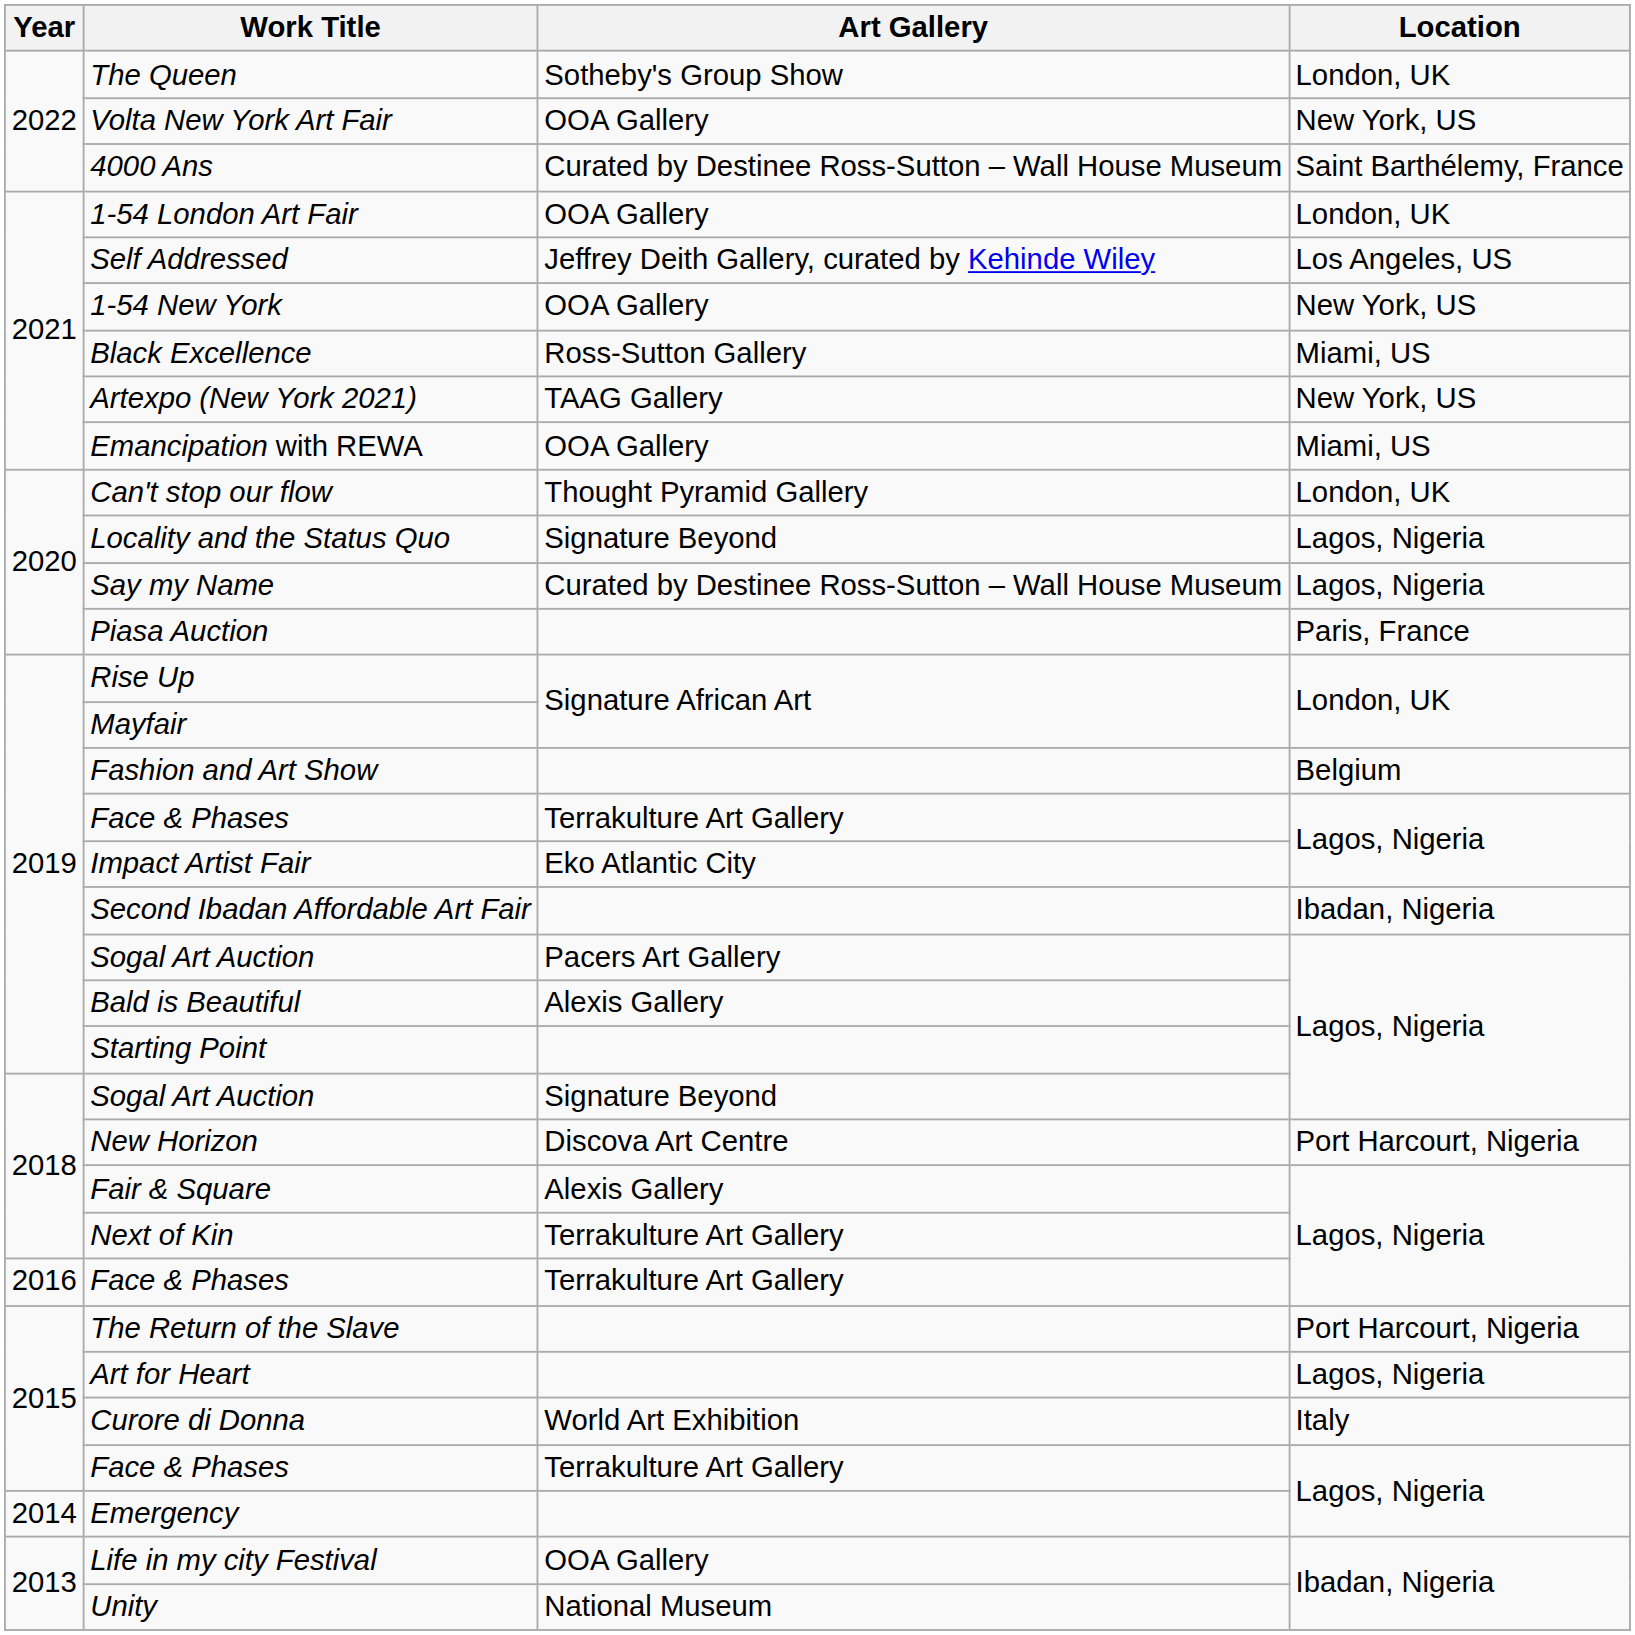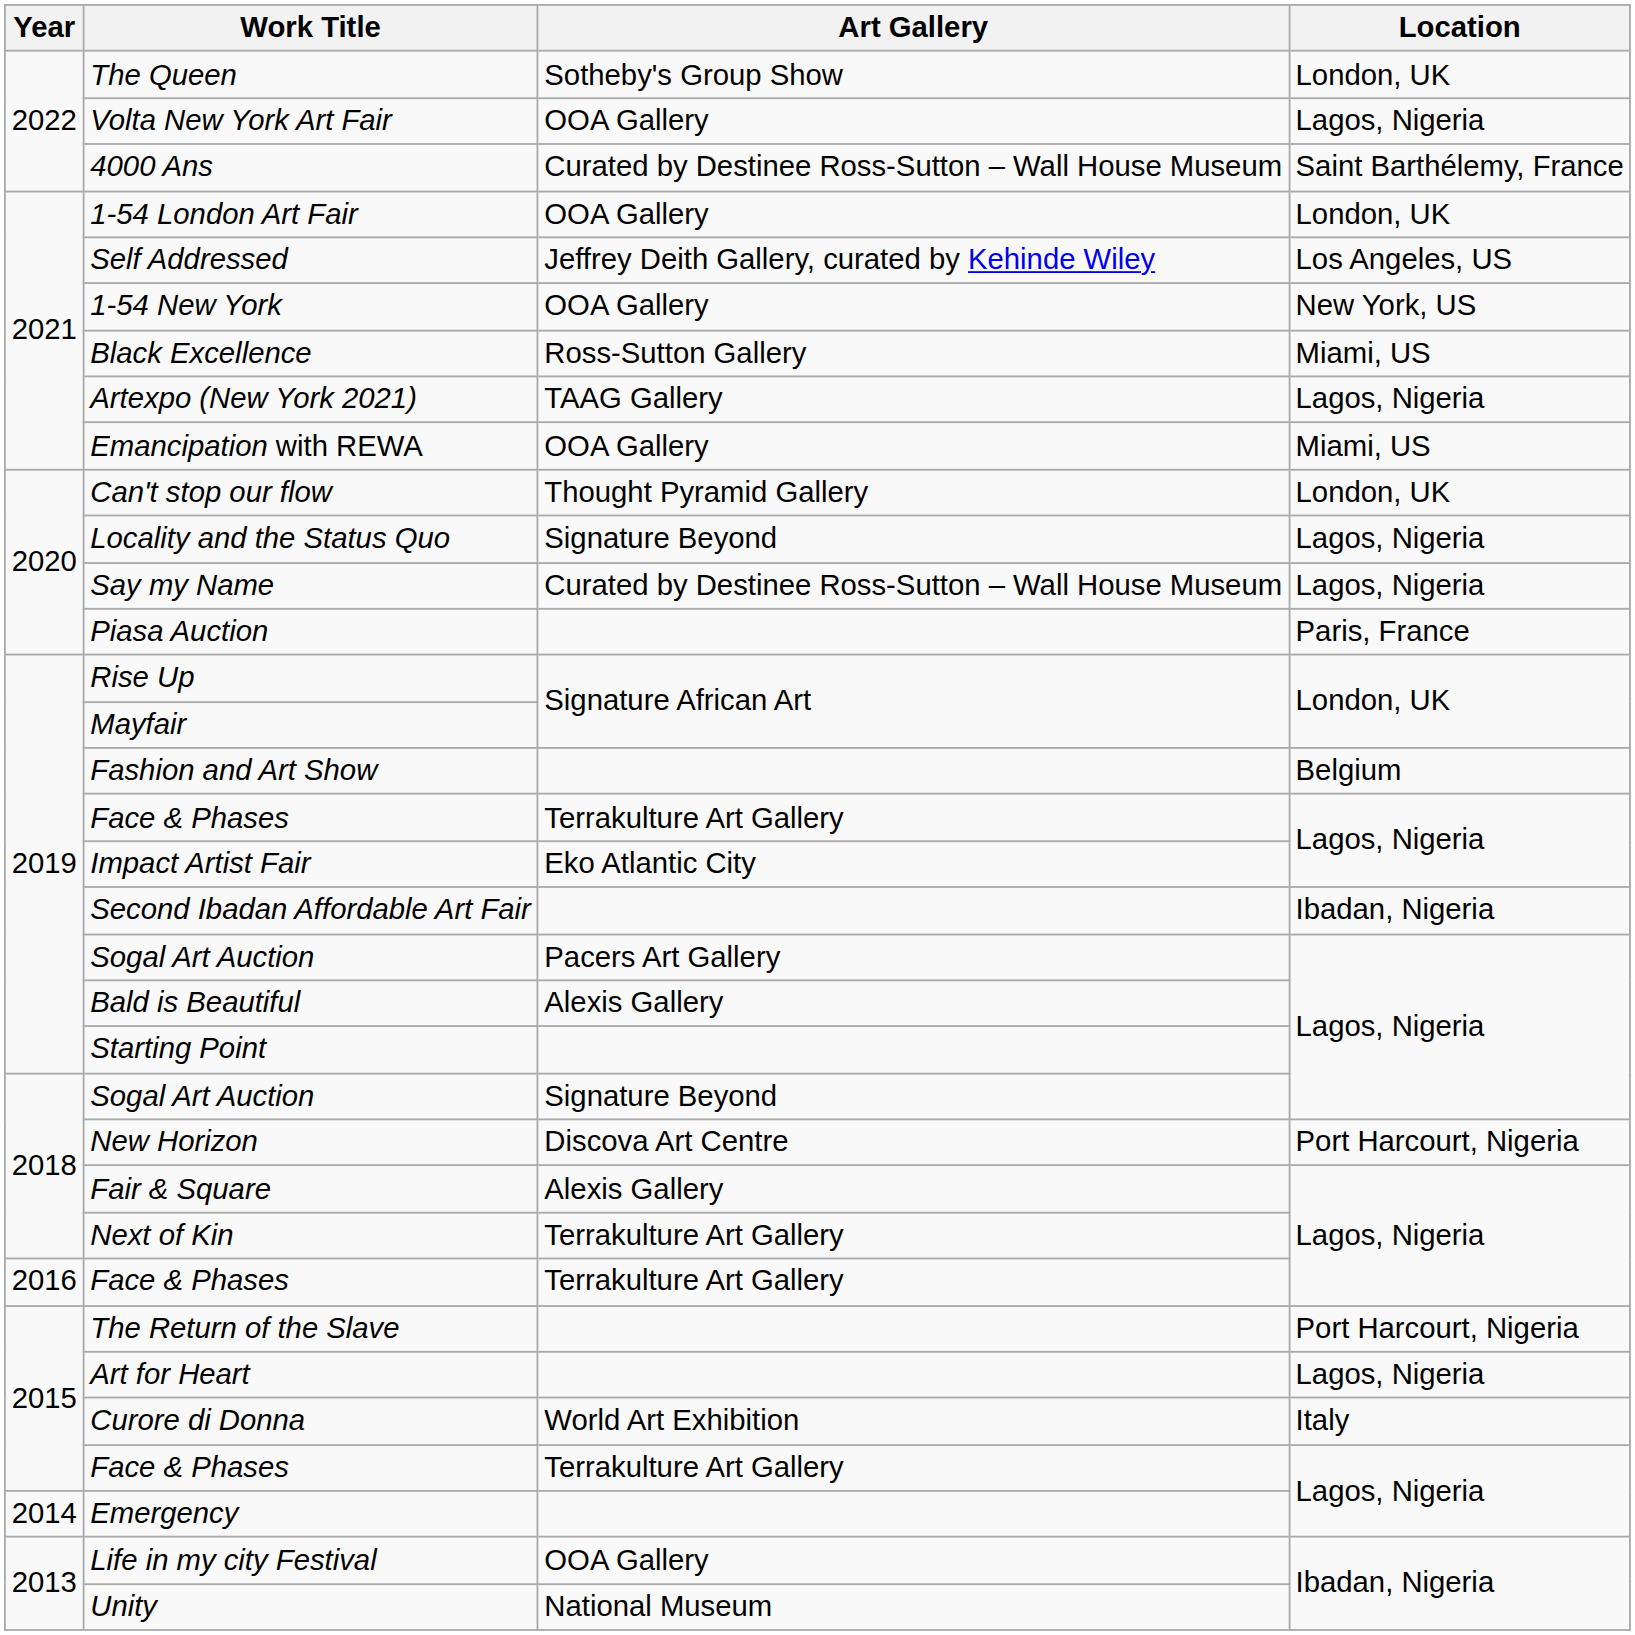(1386, 120) New York, US -> (1390, 120) Lagos, Nigeria
(1386, 399) New York, US -> (1390, 399) Lagos, Nigeria
